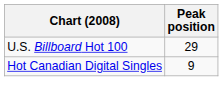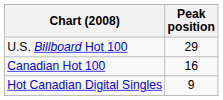+ row: (56, 66)
